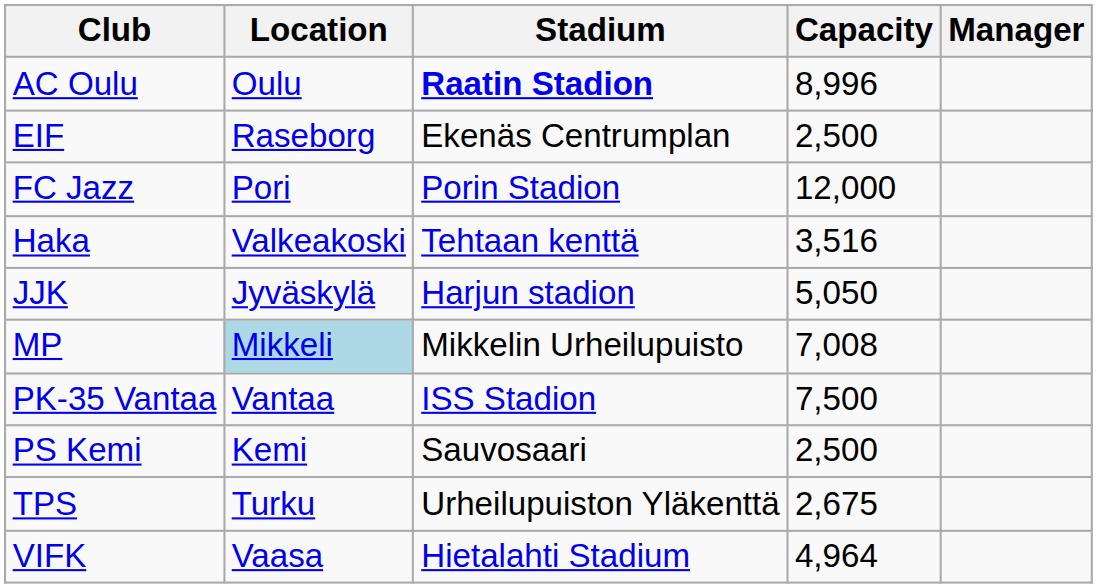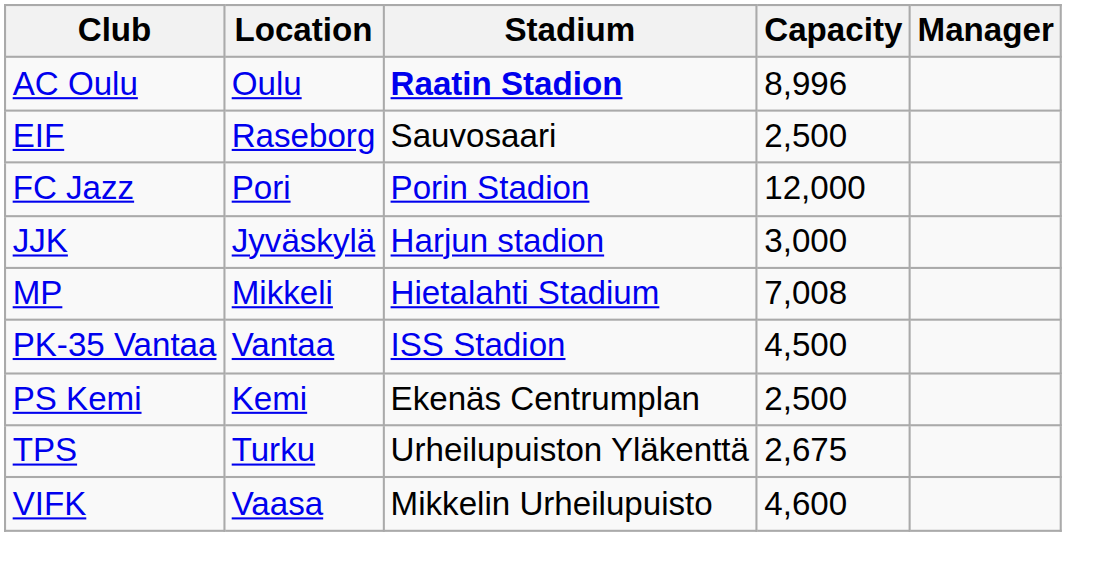(576, 135) Ekenäs Centrumplan -> (473, 135) Sauvosaari
- row: (51, 240)
(836, 293) 5,050 -> (806, 240) 3,000
(282, 345) lightblue background -> (282, 293) no background
(582, 345) Mikkelin Urheilupuisto -> (525, 293) Hietalahti Stadium
(836, 398) 7,500 -> (806, 345) 4,500
(504, 450) Sauvosaari -> (545, 398) Ekenäs Centrumplan
(556, 556) Hietalahti Stadium -> (552, 503) Mikkelin Urheilupuisto
(836, 556) 4,964 -> (806, 503) 4,600
